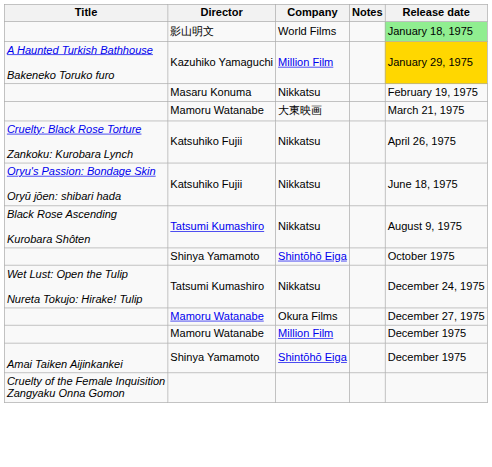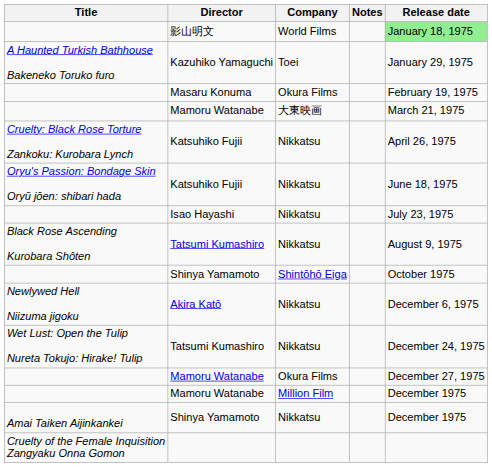(306, 62) Million Film -> (288, 62) Toei
(430, 62) gold background -> (430, 62) no background
(299, 92) Nikkatsu -> (308, 92) Okura Films
+ row: (86, 214)
+ row: (43, 304)
(312, 357) Shintōhō Eiga -> (299, 417) Nikkatsu
